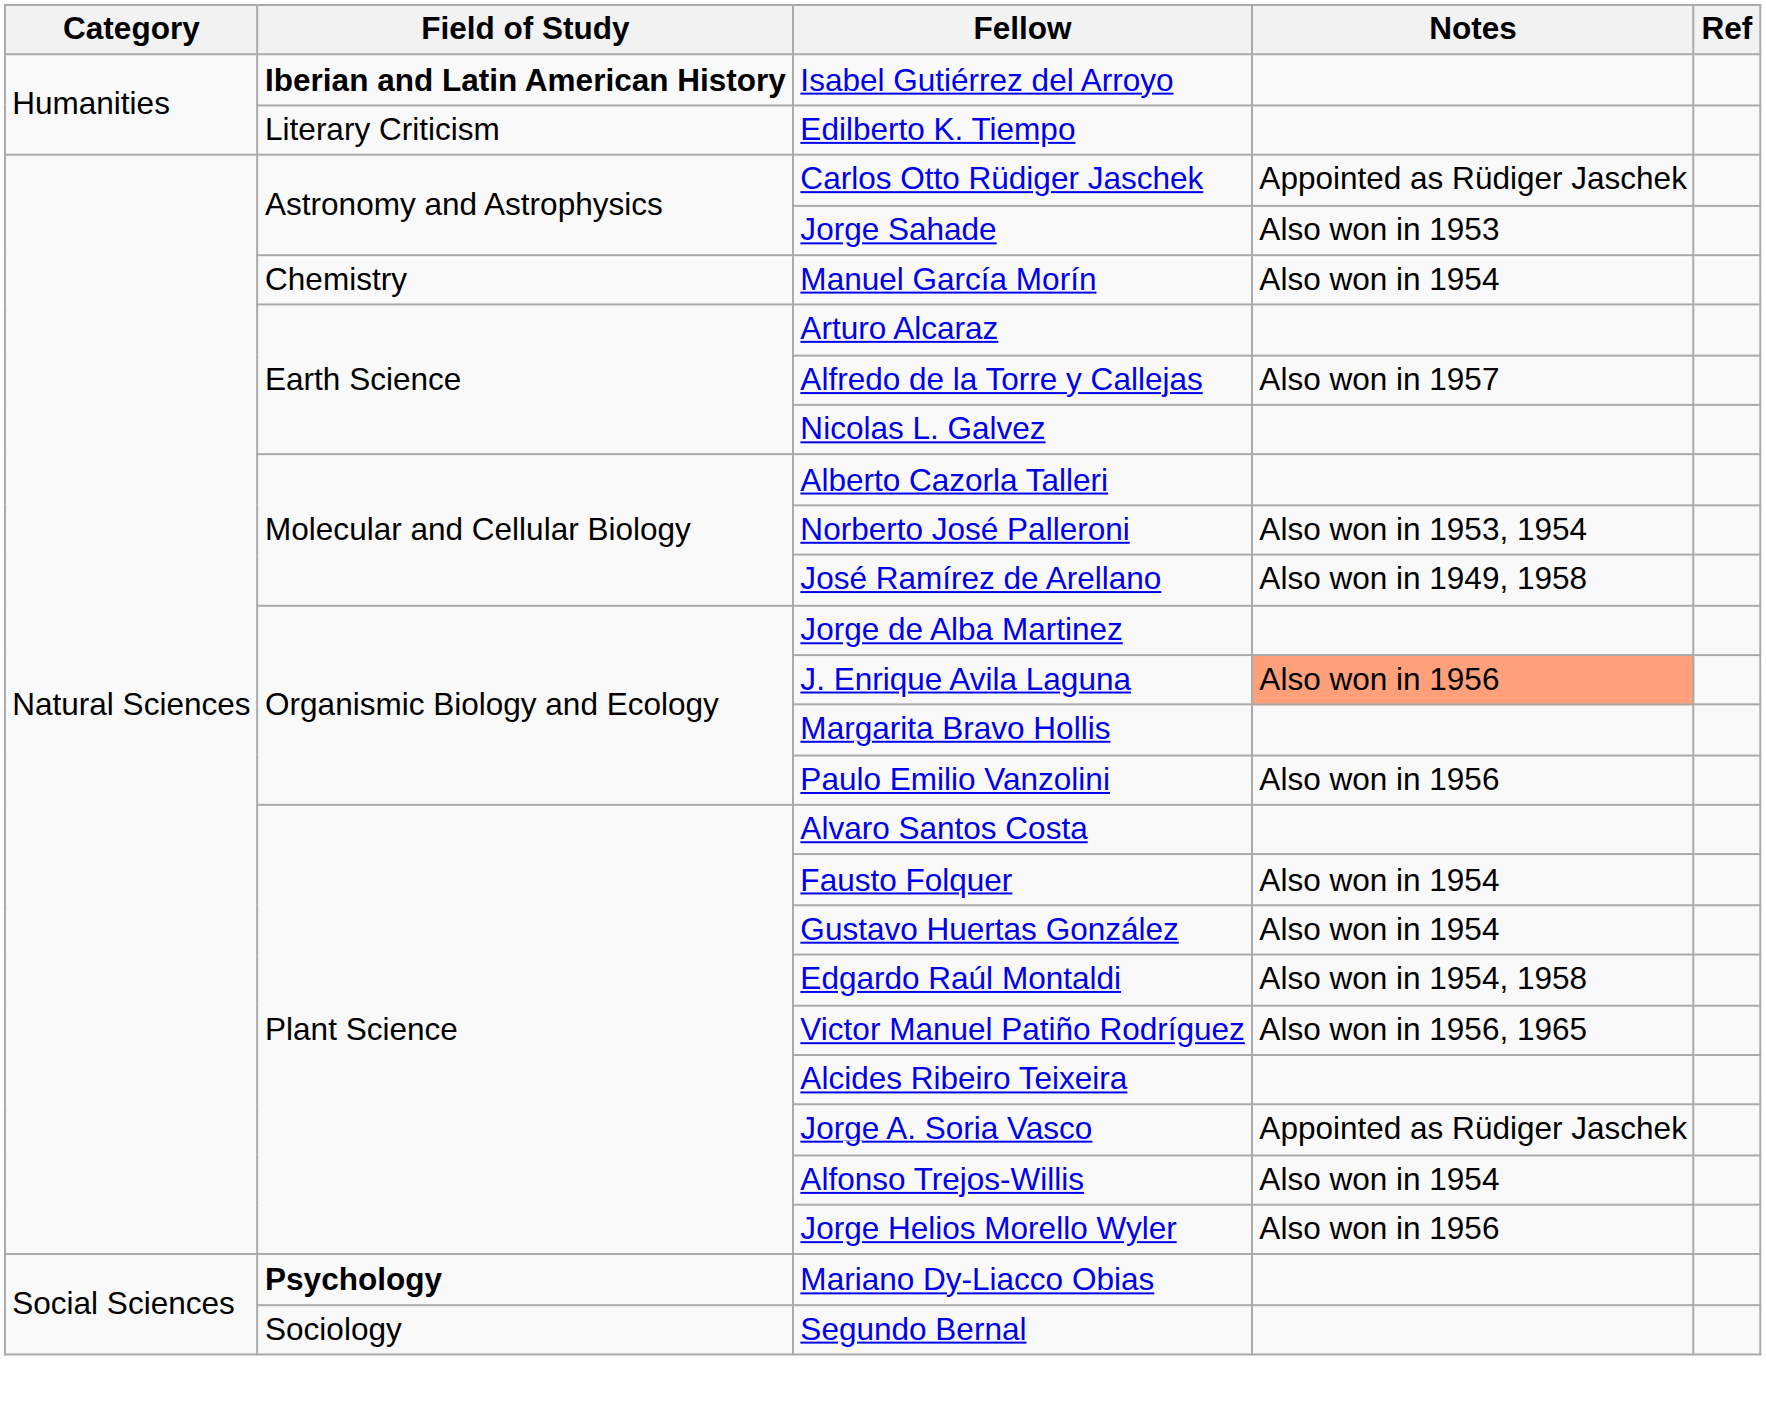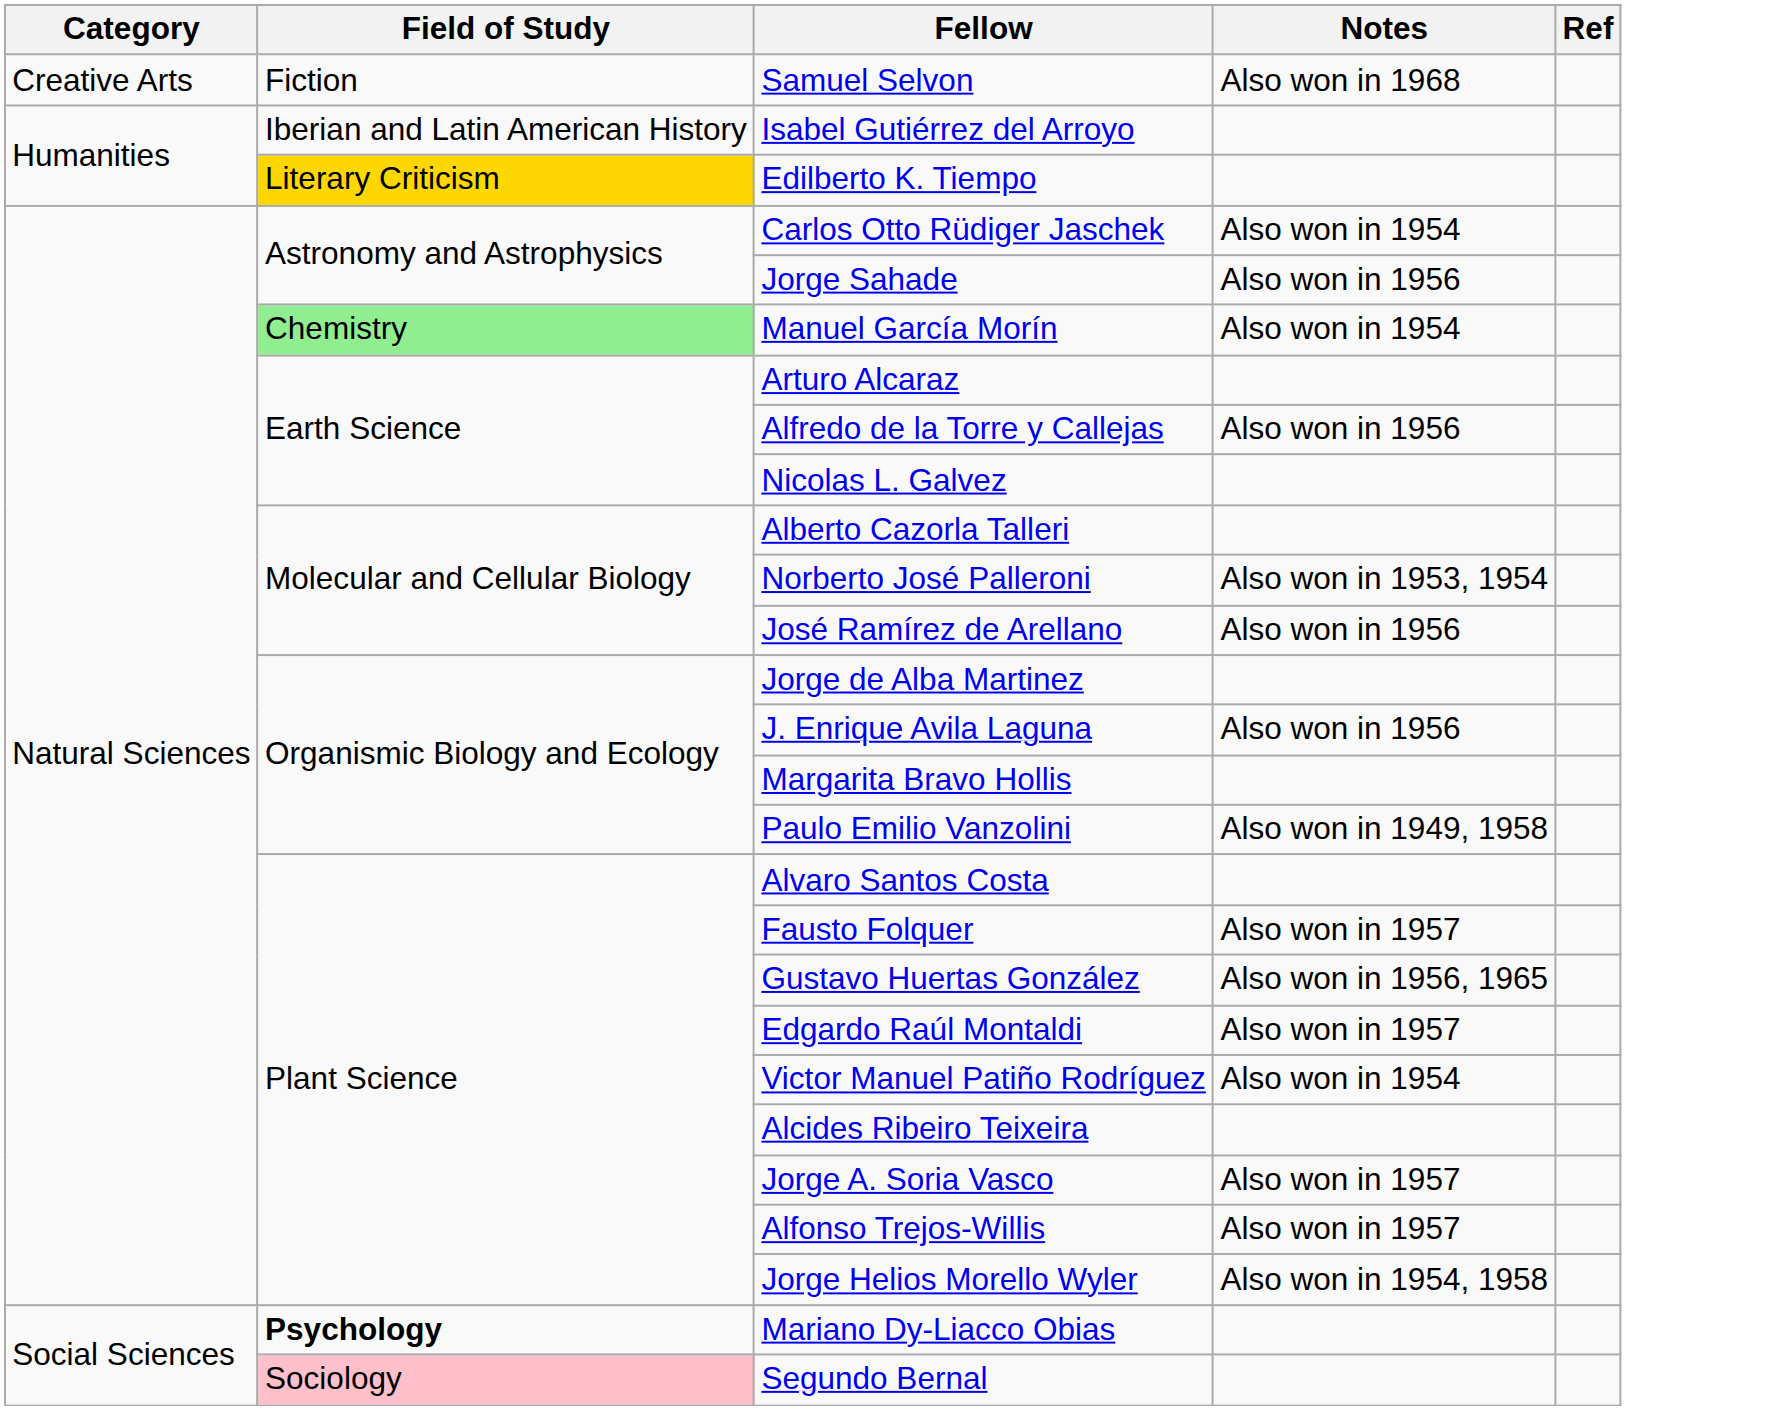+ row: (867, 79)
(525, 79) bold -> (506, 129) normal
(382, 129) no background -> (382, 179) gold background
(1473, 179) Appointed as Rüdiger Jaschek -> (1340, 229) Also won in 1954
(1379, 229) Also won in 1953 -> (1340, 279) Also won in 1956
(336, 279) no background -> (336, 329) lightgreen background
(1379, 379) Also won in 1957 -> (1340, 429) Also won in 1956
(1423, 579) Also won in 1949, 1958 -> (1340, 629) Also won in 1956
(1379, 679) lightsalmon background -> (1340, 729) no background
(1379, 779) Also won in 1956 -> (1384, 829) Also won in 1949, 1958
(1379, 879) Also won in 1954 -> (1340, 929) Also won in 1957
(1379, 929) Also won in 1954 -> (1384, 979) Also won in 1956, 1965
(1423, 979) Also won in 1954, 1958 -> (1340, 1029) Also won in 1957
(1423, 1029) Also won in 1956, 1965 -> (1340, 1079) Also won in 1954
(1473, 1129) Appointed as Rüdiger Jaschek -> (1340, 1179) Also won in 1957
(1379, 1179) Also won in 1954 -> (1340, 1229) Also won in 1957
(1379, 1229) Also won in 1956 -> (1384, 1279) Also won in 1954, 1958
(333, 1329) no background -> (333, 1379) pink background
